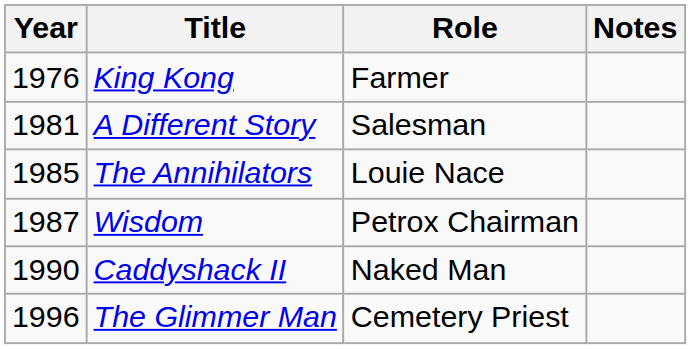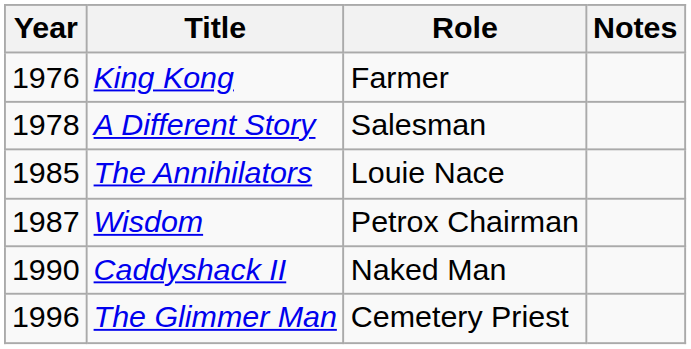(46, 125) 1981 -> (46, 125) 1978
